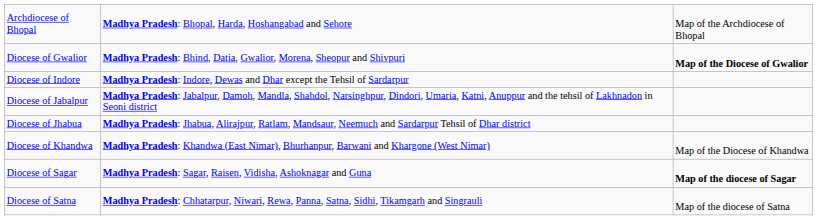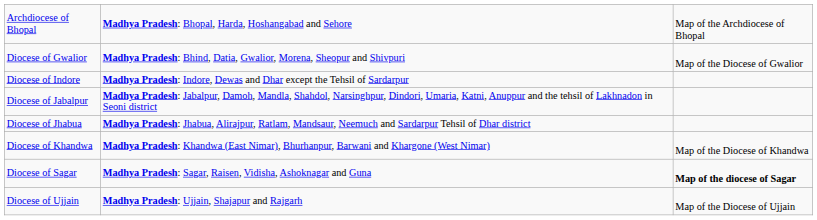(742, 63) bold -> (739, 63) normal
- row: (41, 201)
+ row: (43, 201)
